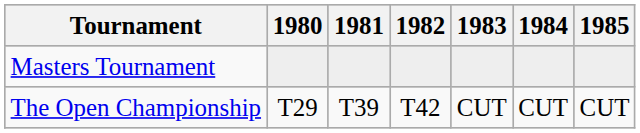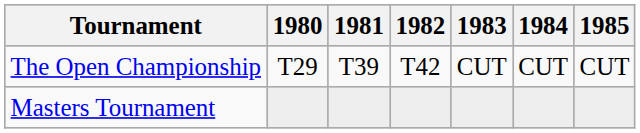rows swapped: (113, 66) <-> (136, 107)
